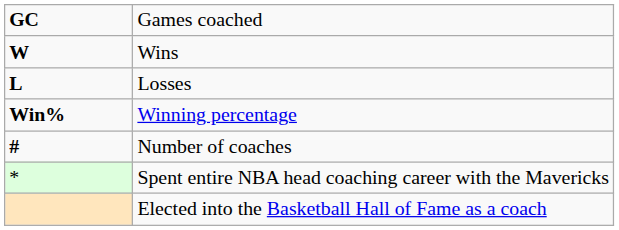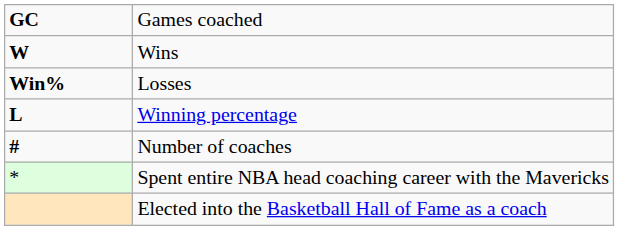(16, 83) L -> (37, 83) Win%
(37, 114) Win% -> (16, 114) L
